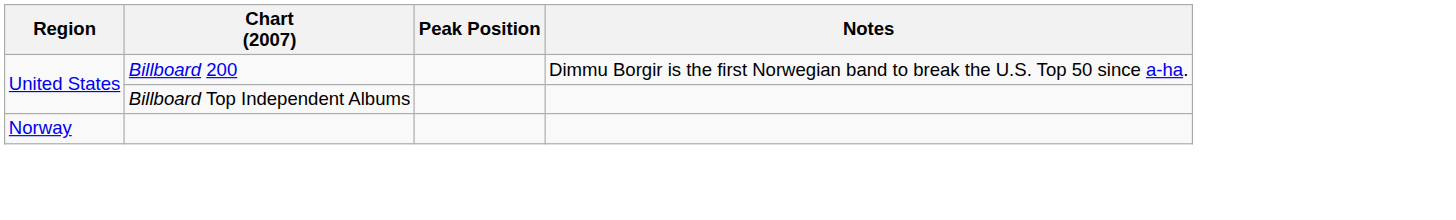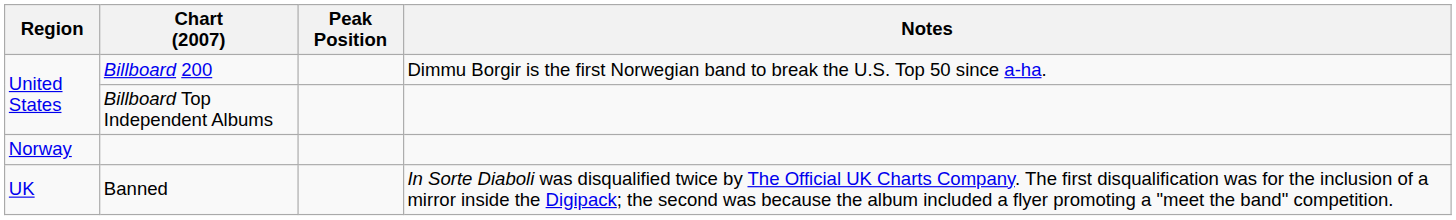+ row: (136, 189)
